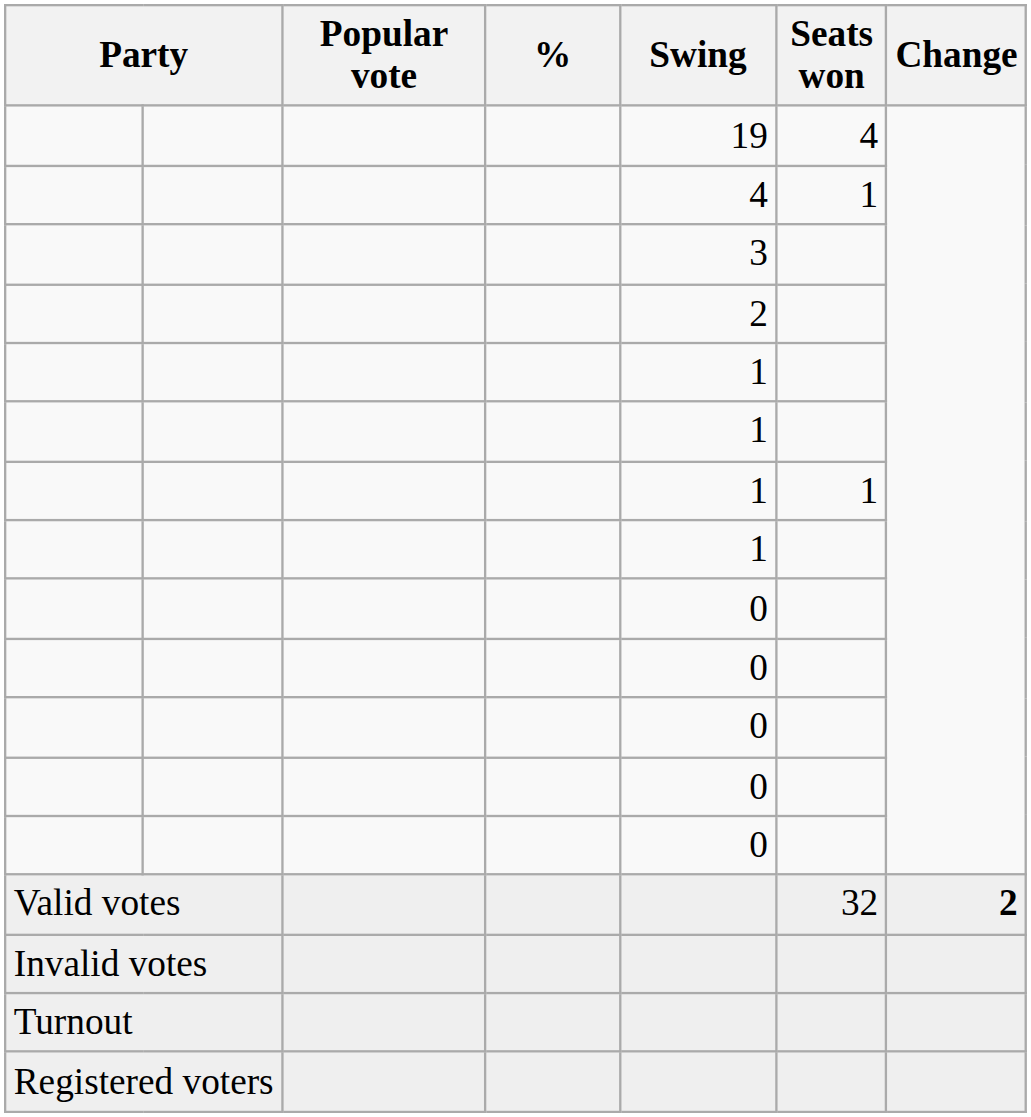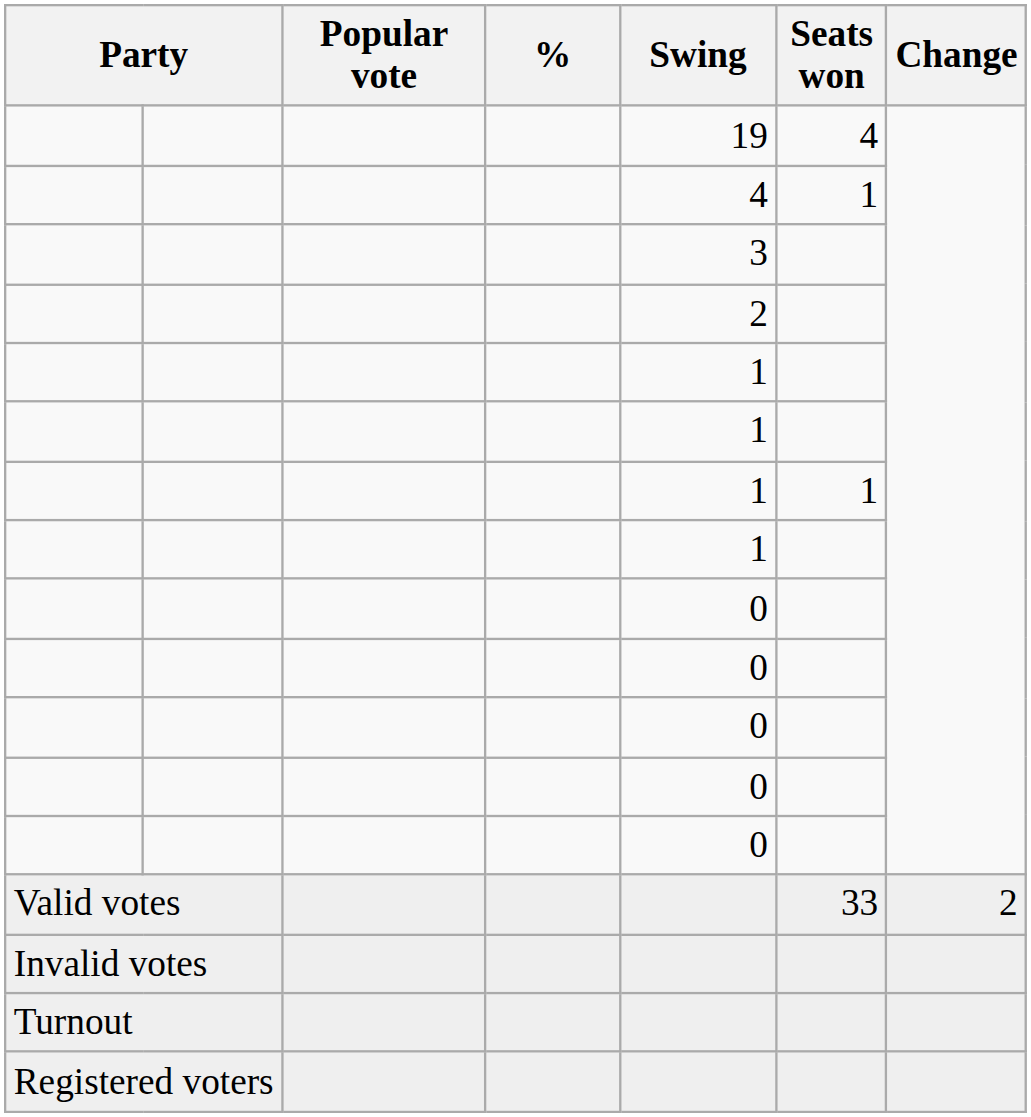(860, 903) 32 -> (860, 903) 33
(1008, 903) bold -> (1008, 903) normal
